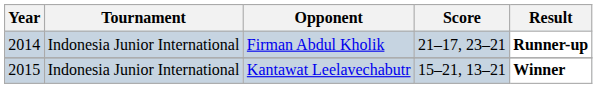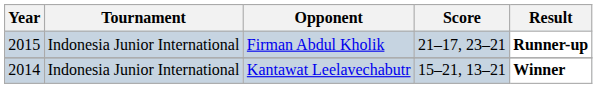(24, 44) 2014 -> (24, 44) 2015
(24, 70) 2015 -> (24, 70) 2014
